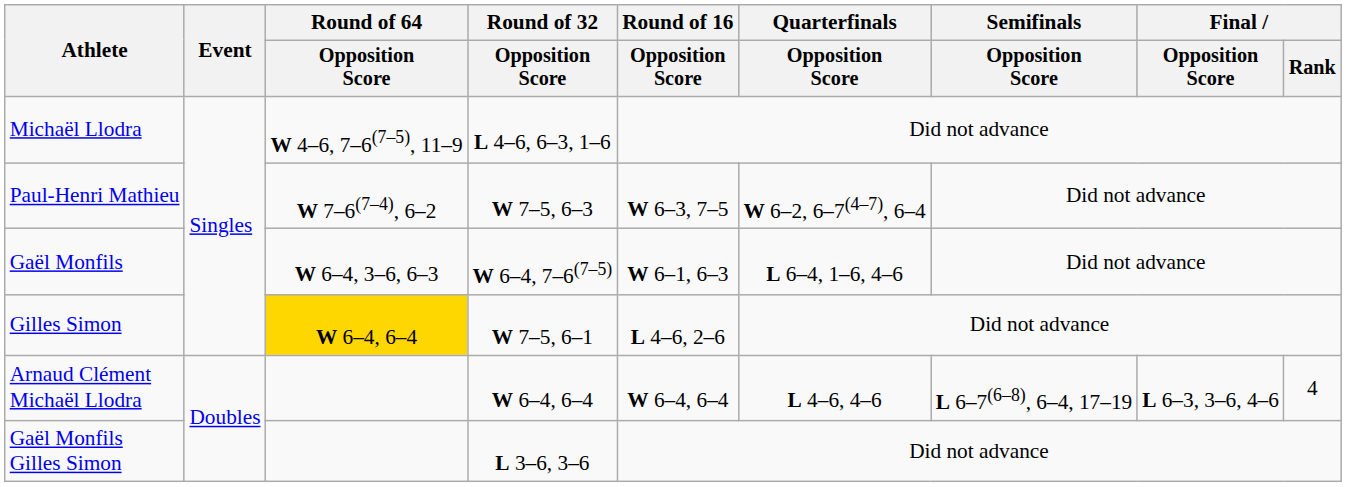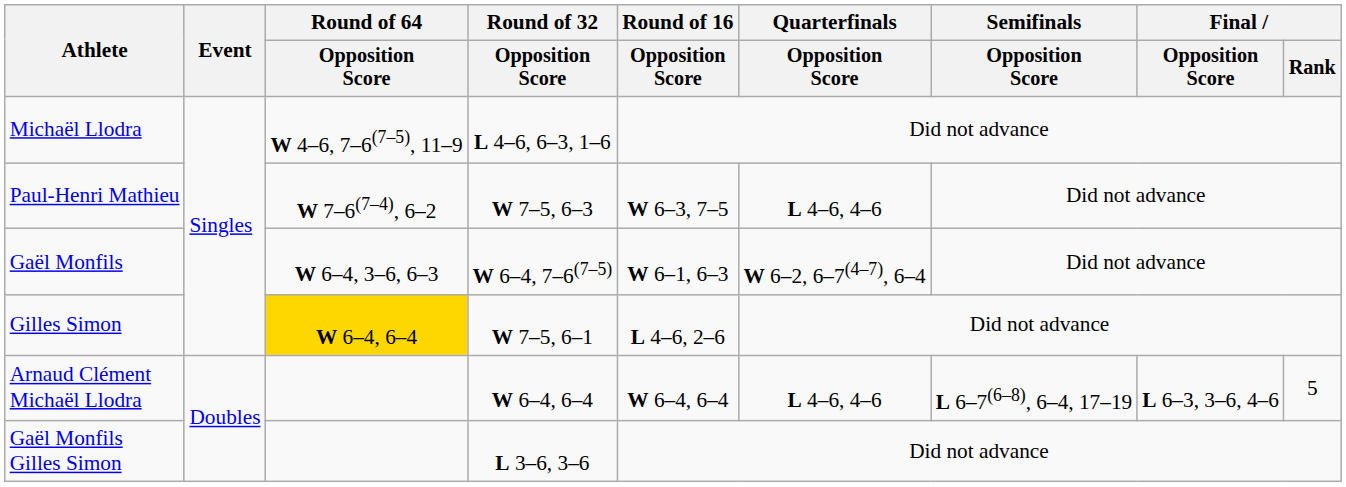(835, 208) W 6–2, 6–7(4–7), 6–4 -> (835, 208) L 4–6, 4–6
(835, 274) L 6–4, 1–6, 4–6 -> (835, 274) W 6–2, 6–7(4–7), 6–4
(1312, 388) 4 -> (1312, 388) 5
